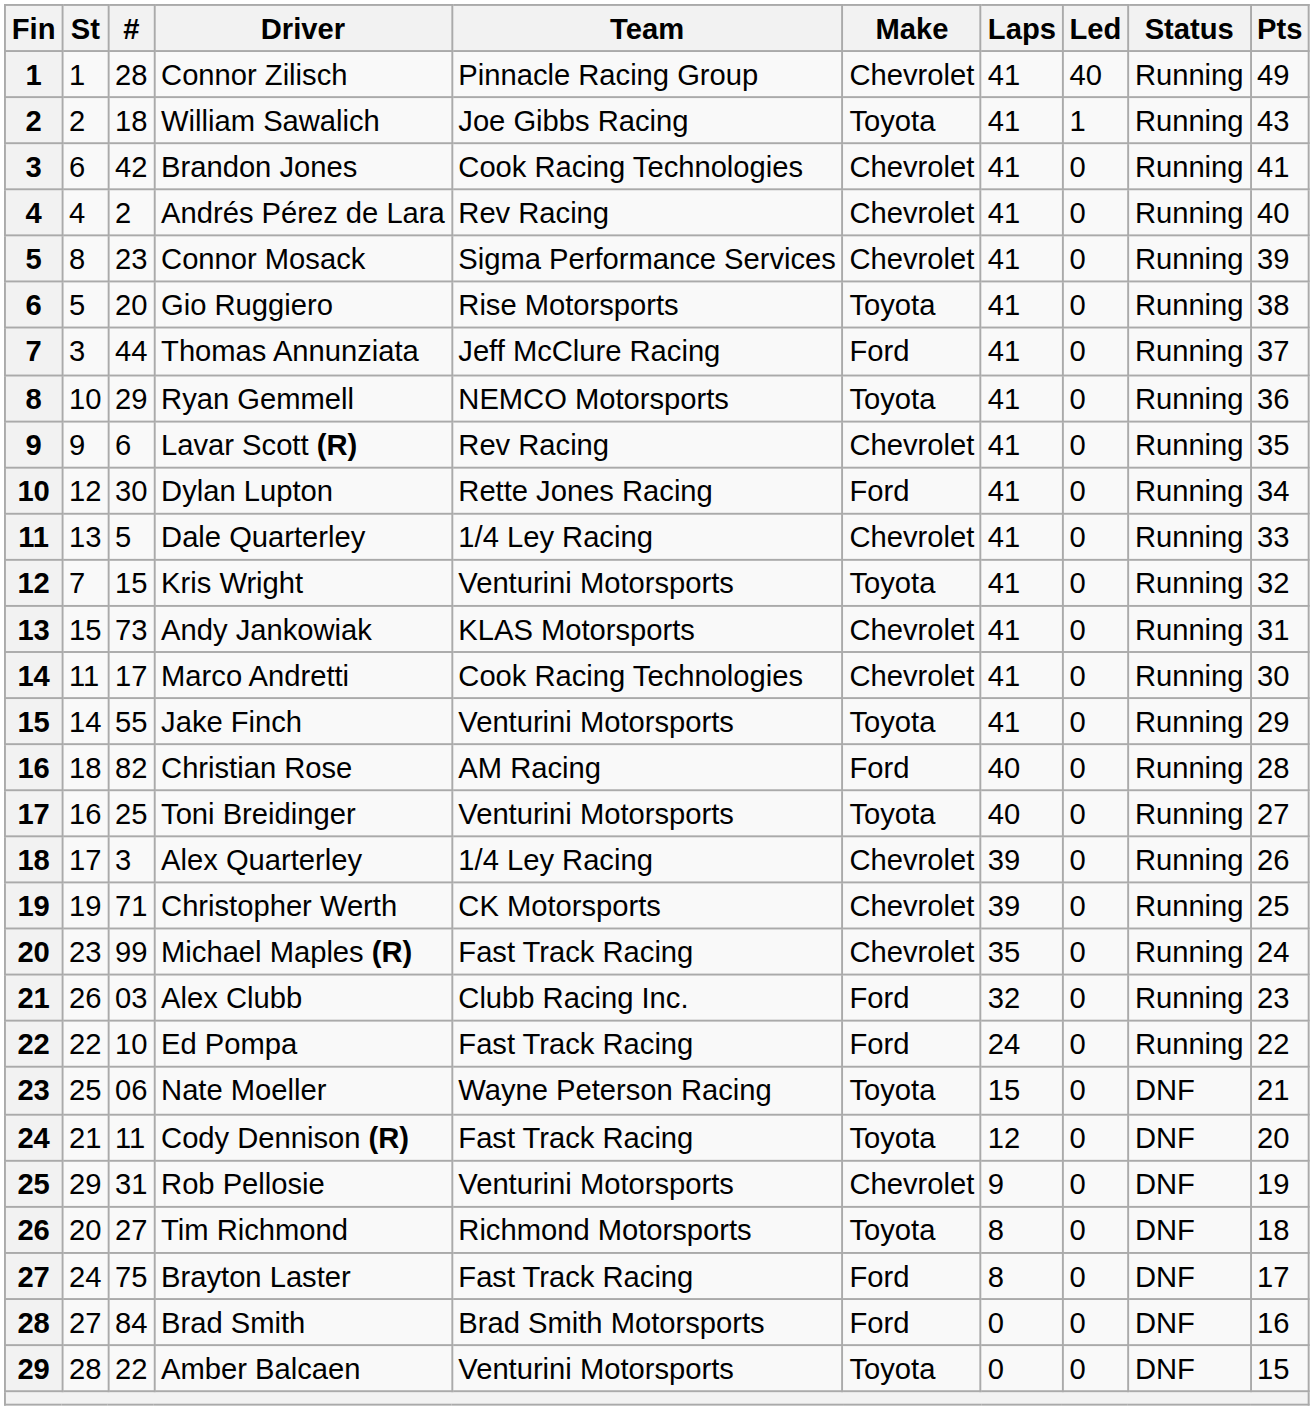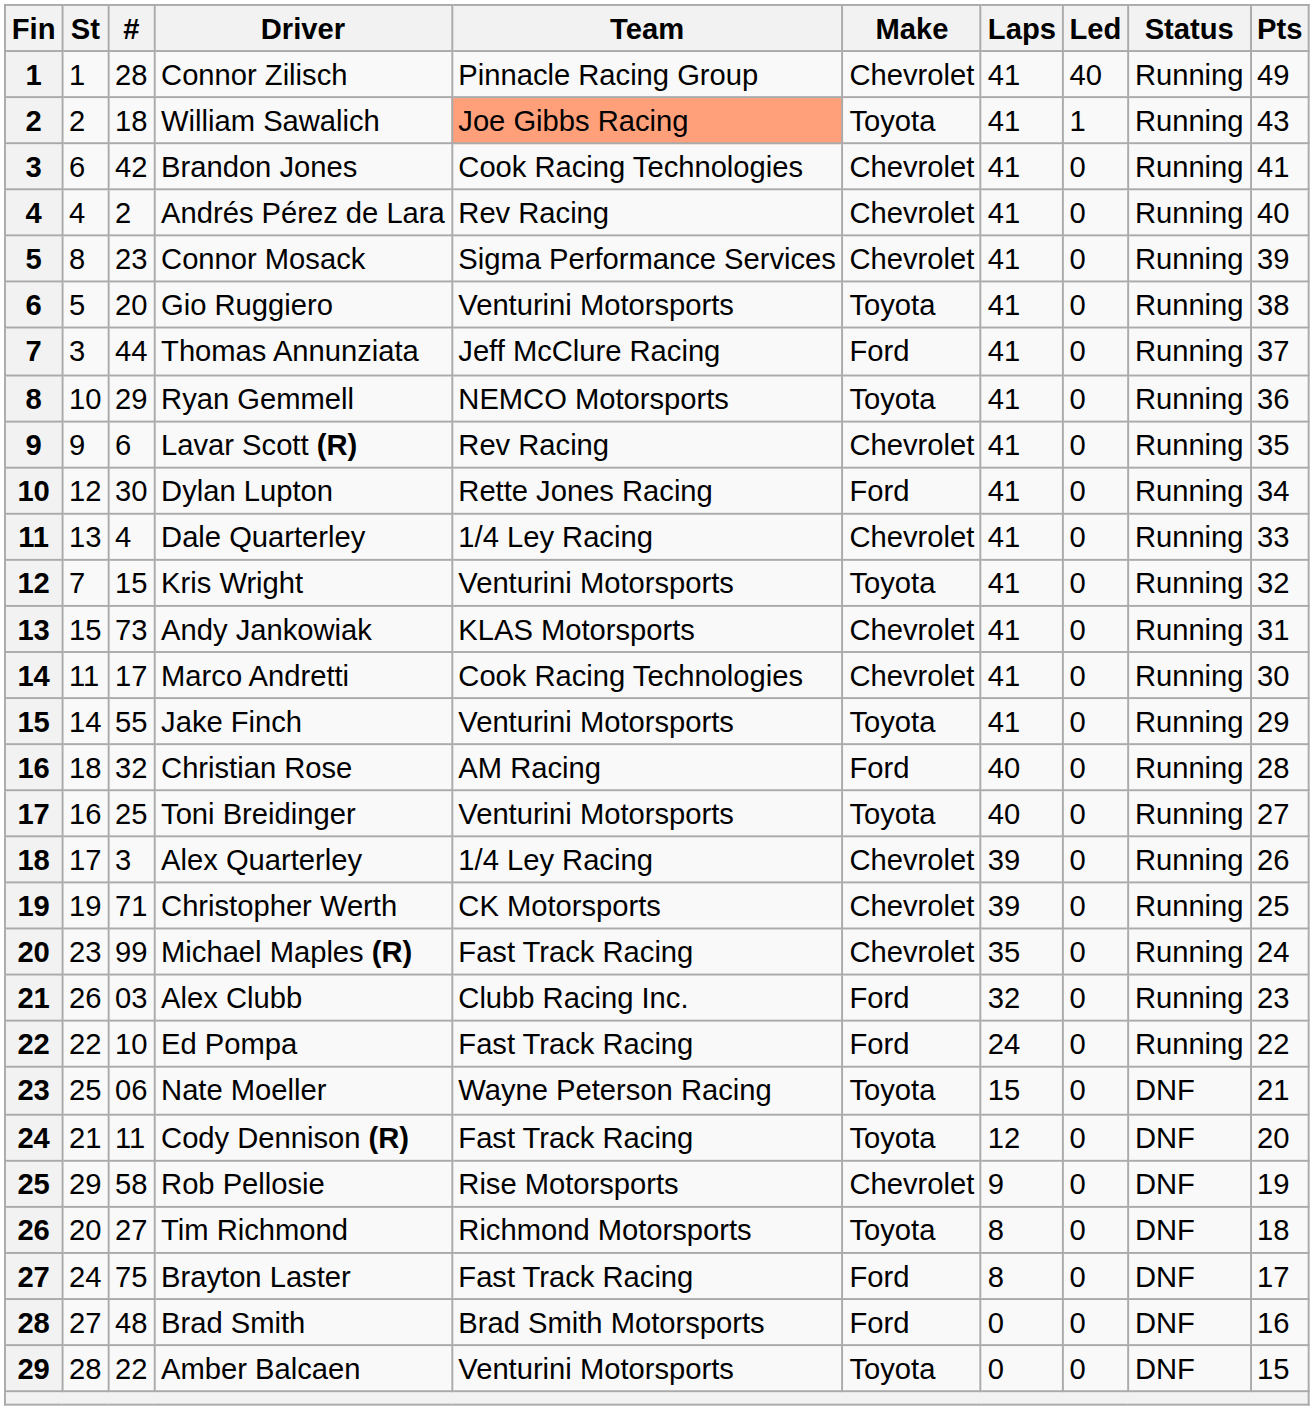(573, 121) no background -> (573, 121) lightsalmon background
(569, 305) Rise Motorsports -> (596, 305) Venturini Motorsports
(123, 536) 5 -> (123, 536) 4
(131, 767) 82 -> (131, 767) 32
(131, 1183) 31 -> (131, 1183) 58
(596, 1183) Venturini Motorsports -> (569, 1183) Rise Motorsports
(131, 1322) 84 -> (131, 1322) 48
